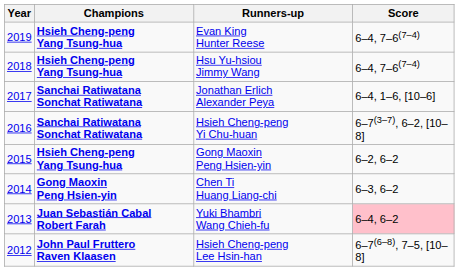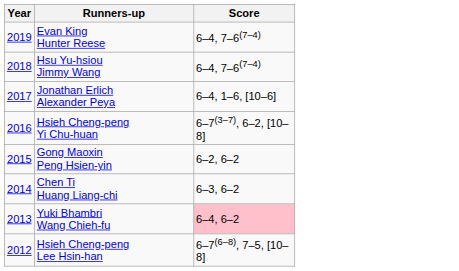- column: (114, 14)
